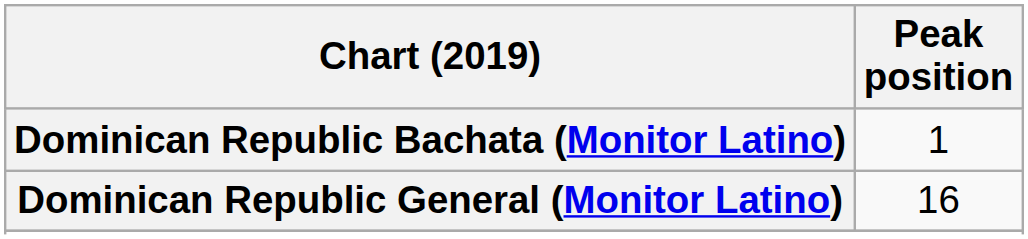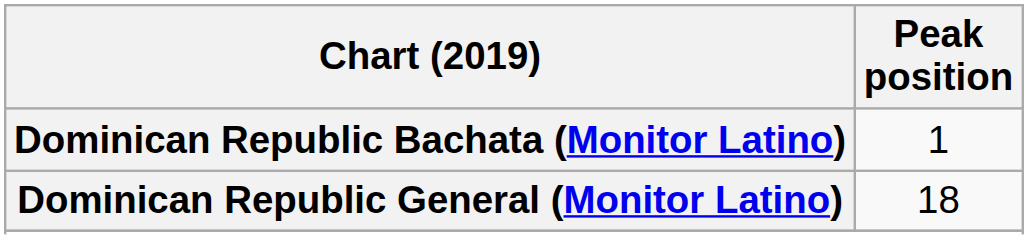(938, 199) 16 -> (938, 199) 18
